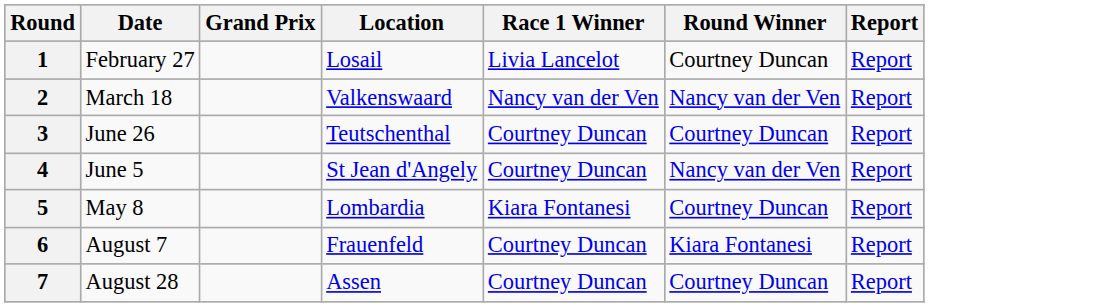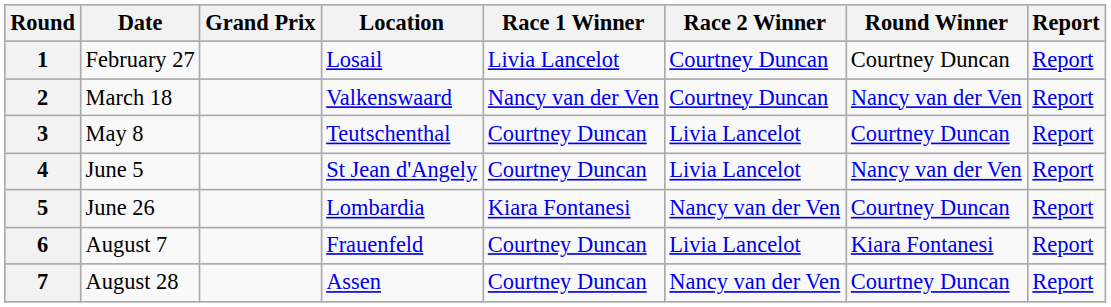+ column: (755, 22)
(120, 133) June 26 -> (115, 133) May 8
(115, 207) May 8 -> (120, 207) June 26
